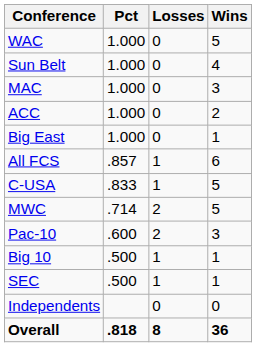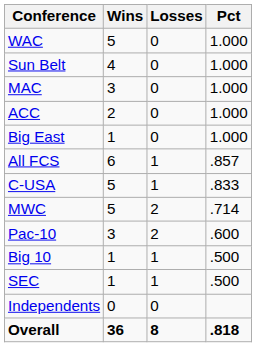columns swapped: (230, 16) <-> (126, 16)
